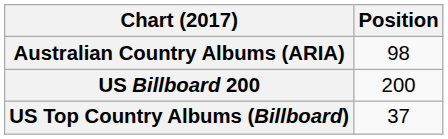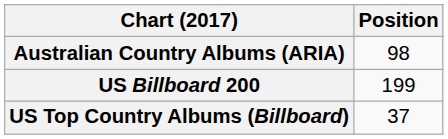(399, 85) 200 -> (399, 85) 199
